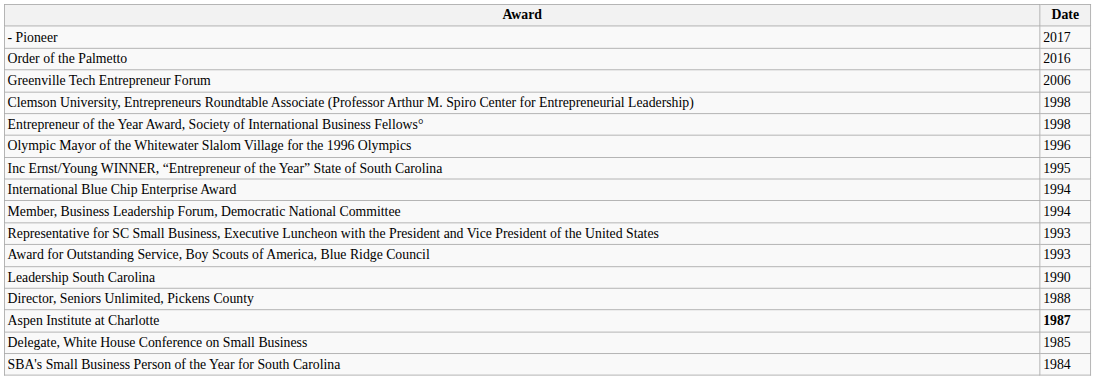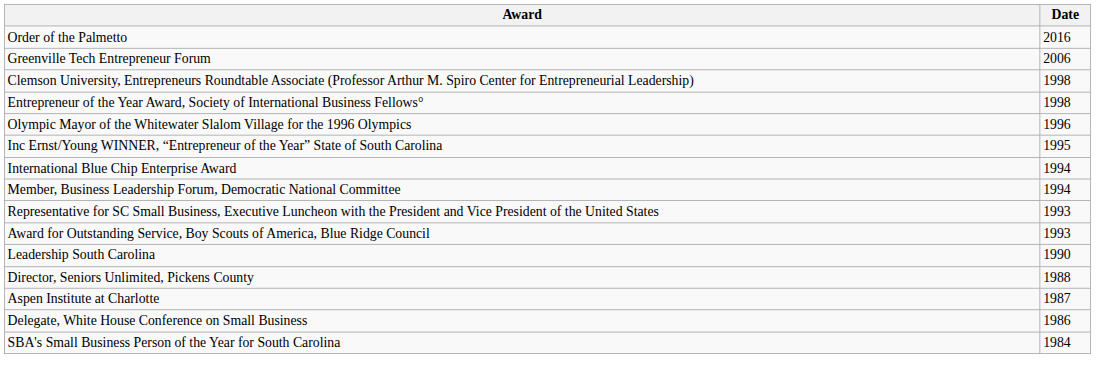- row: (33, 37)
(1057, 320) bold -> (1057, 299) normal
(1057, 342) 1985 -> (1057, 320) 1986
